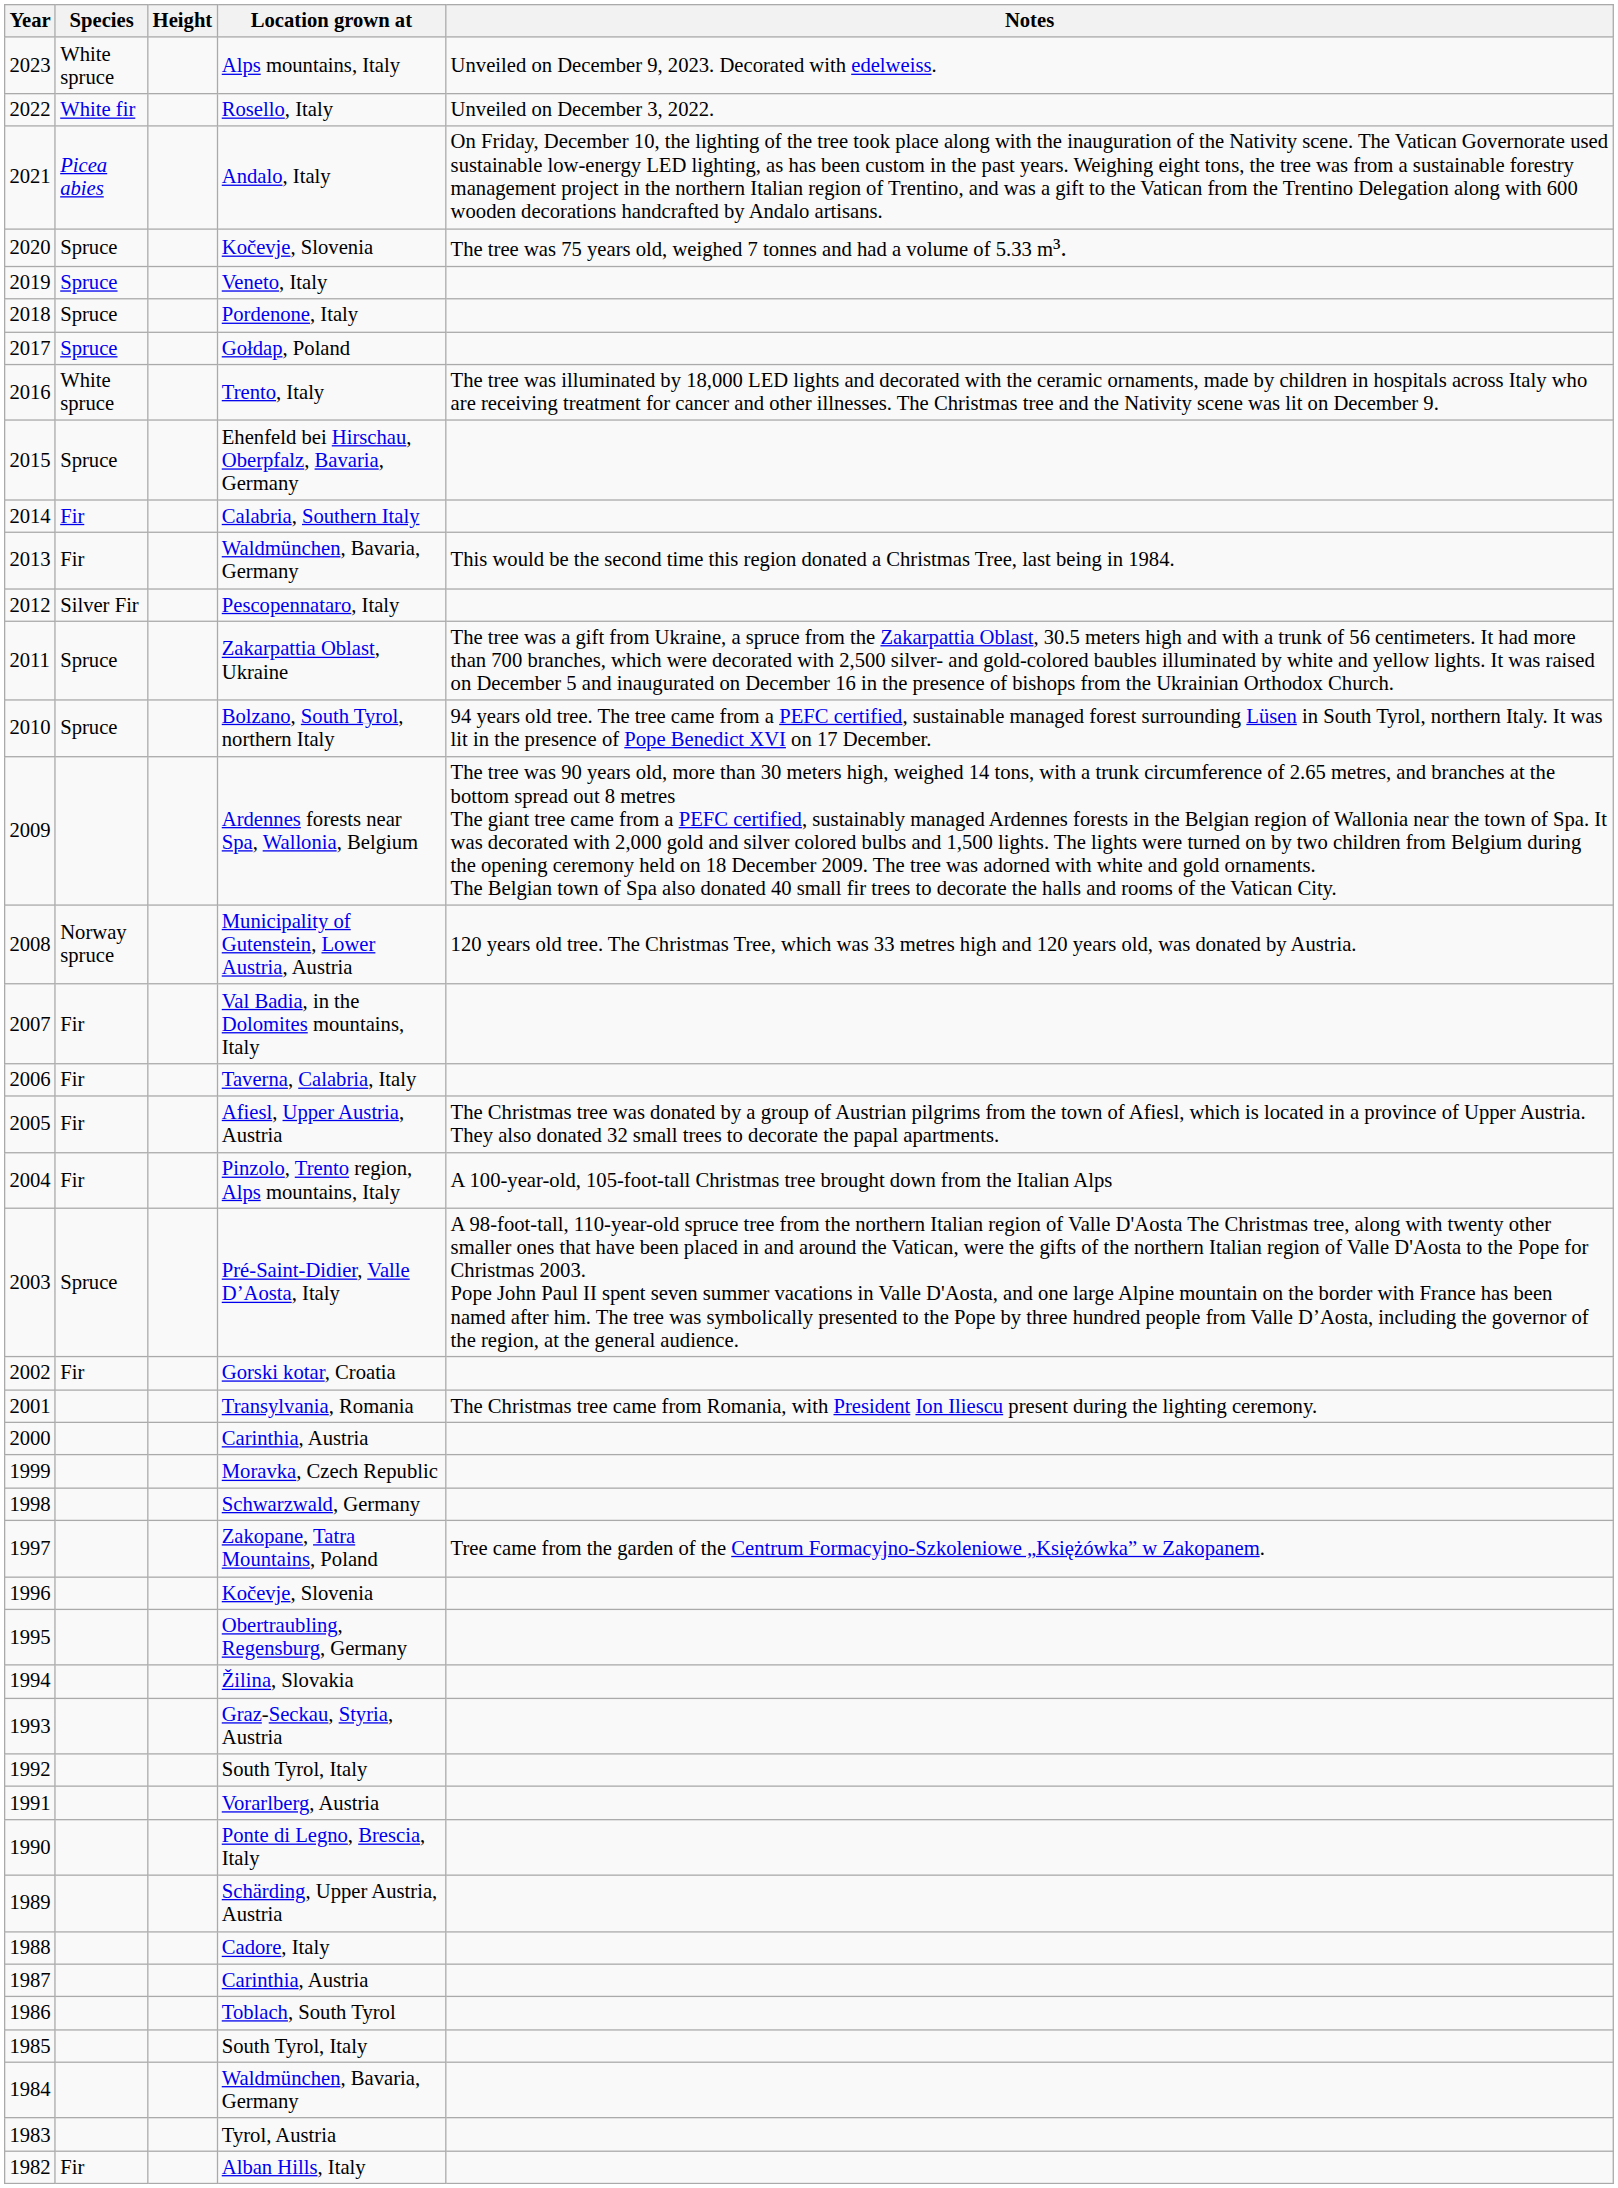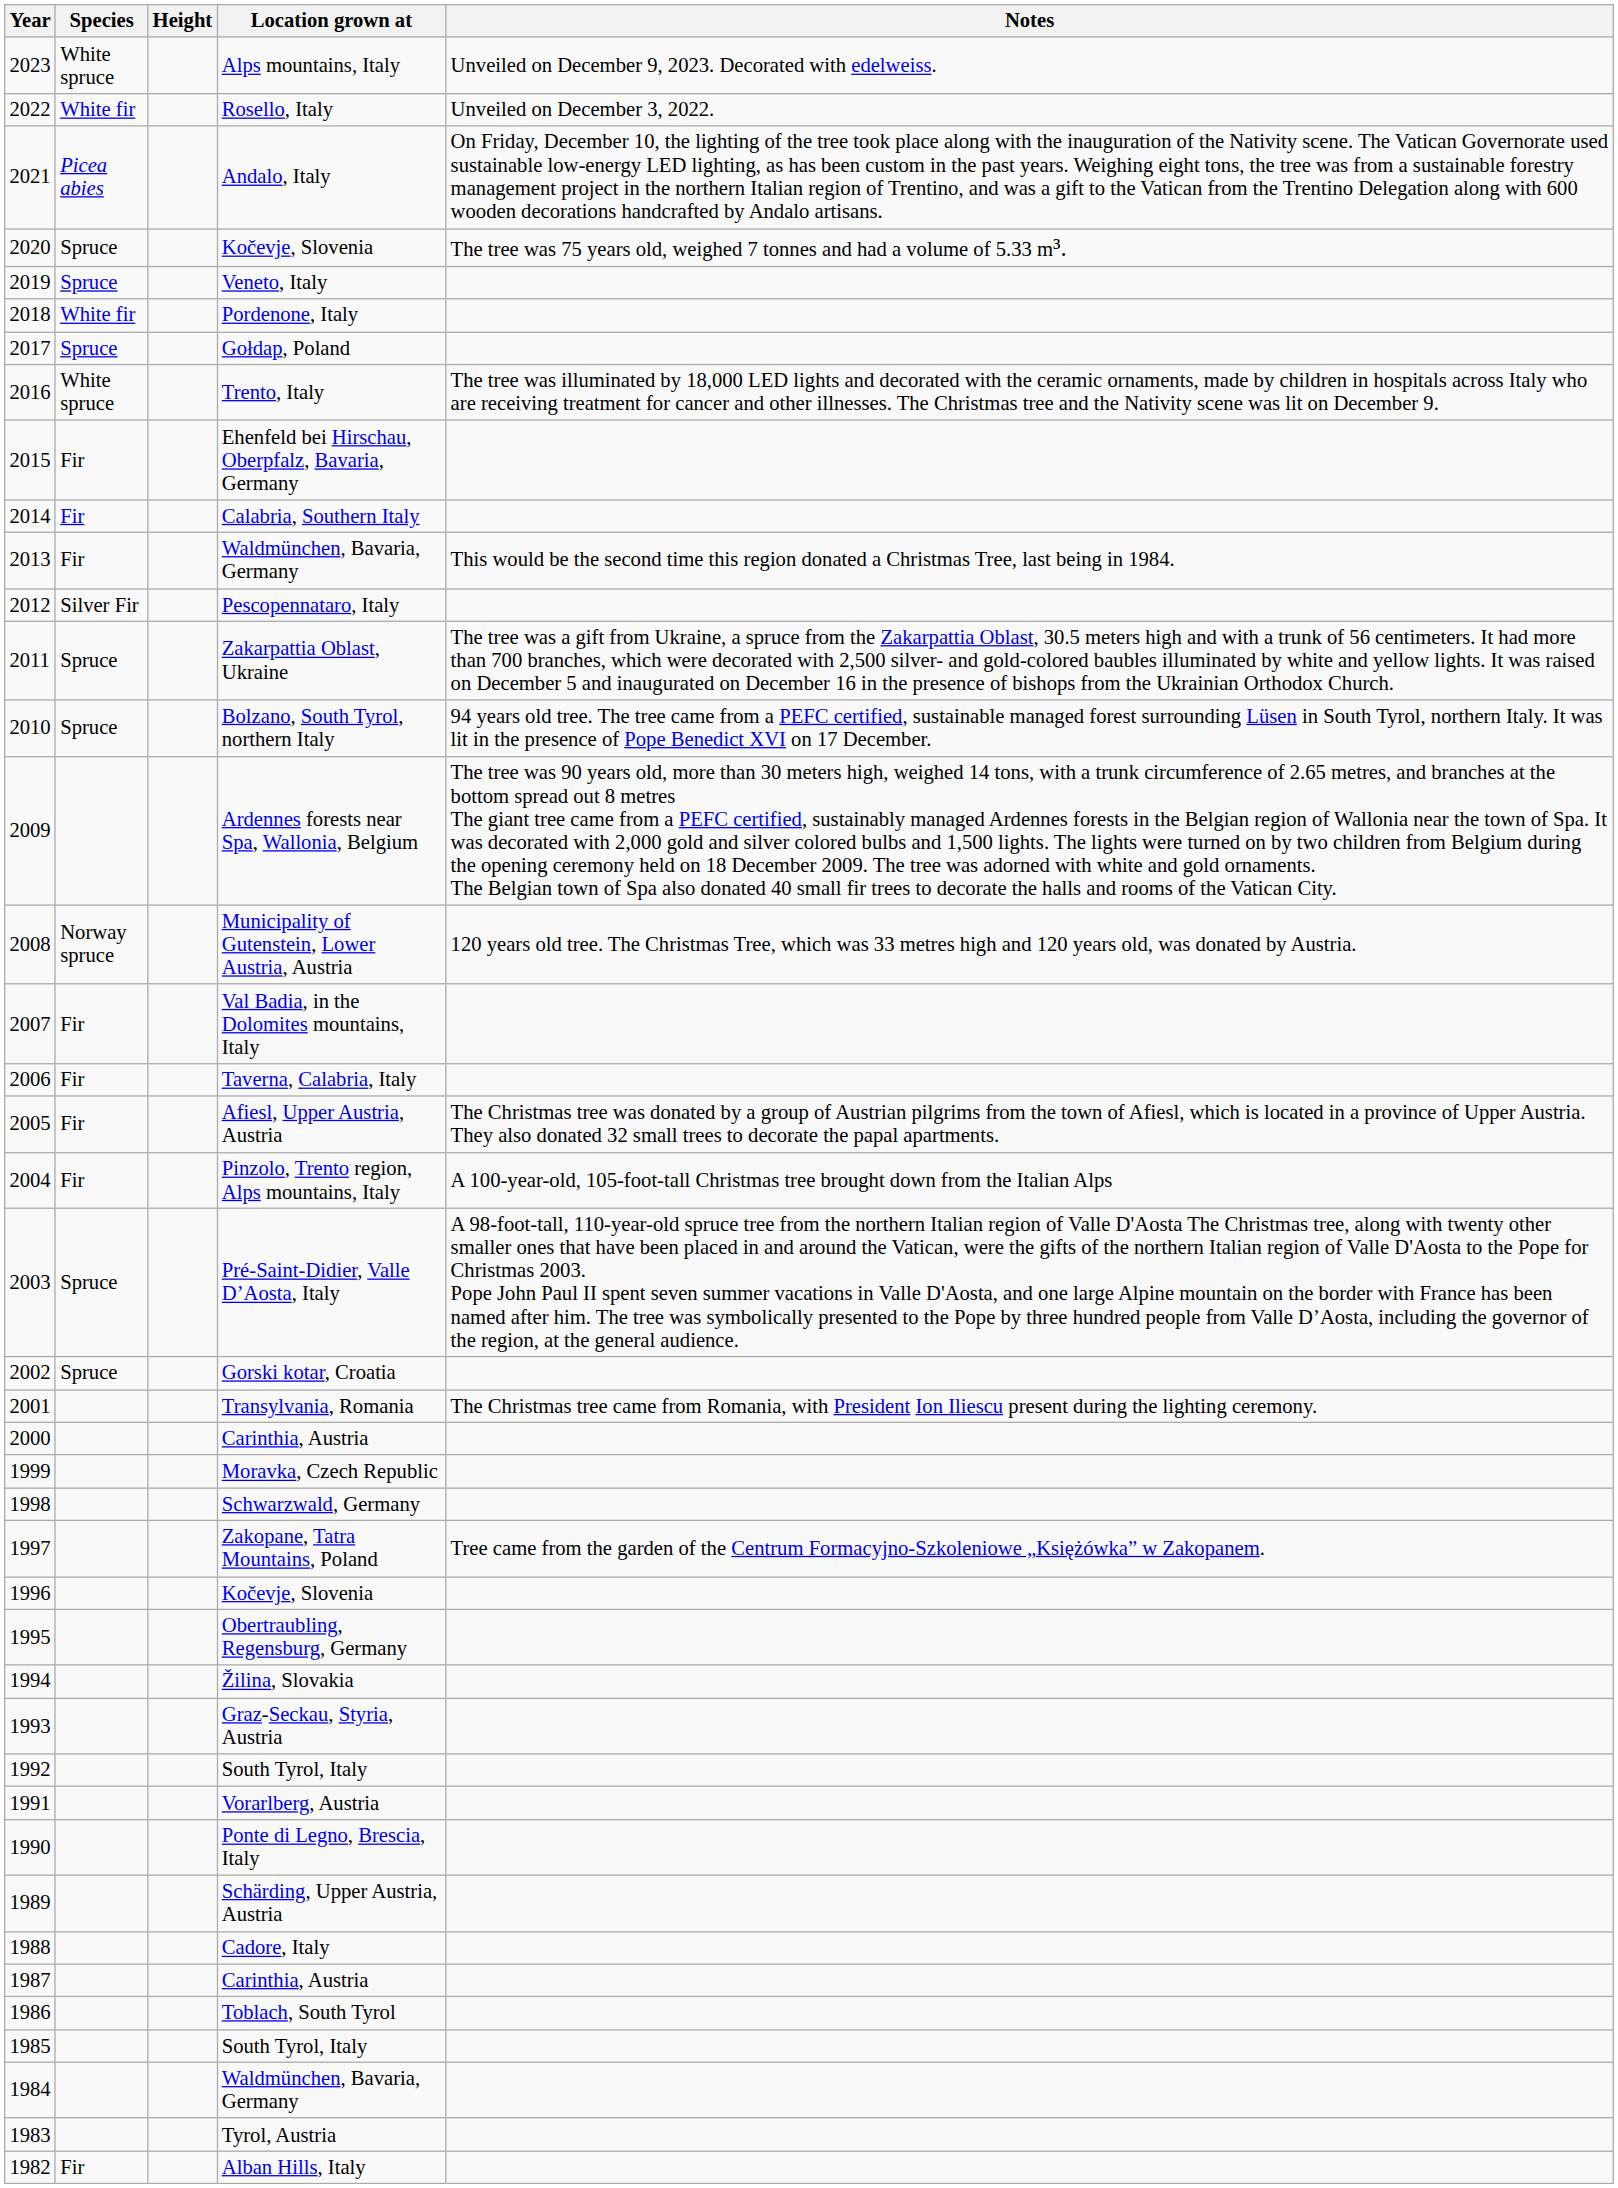(89, 315) Spruce -> (98, 315) White fir
(89, 459) Spruce -> (72, 459) Fir
(72, 1373) Fir -> (89, 1373) Spruce
